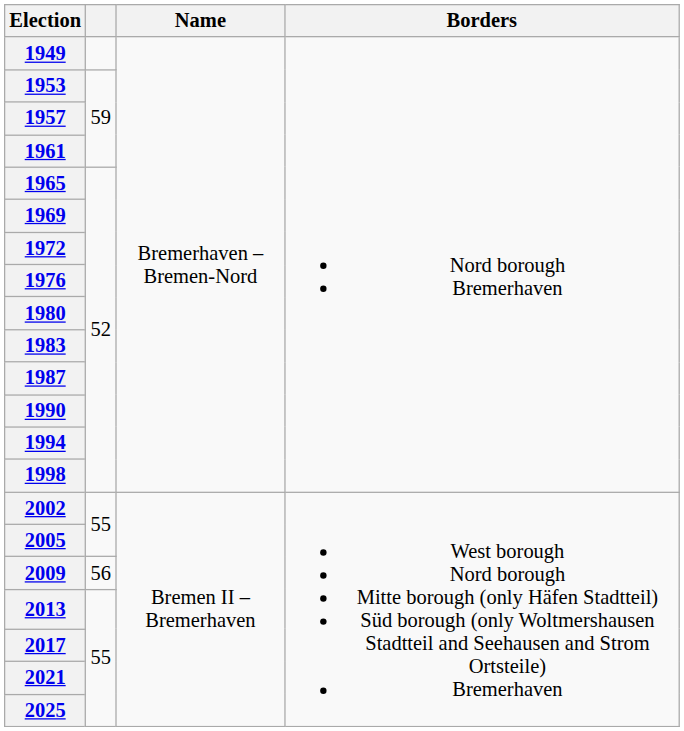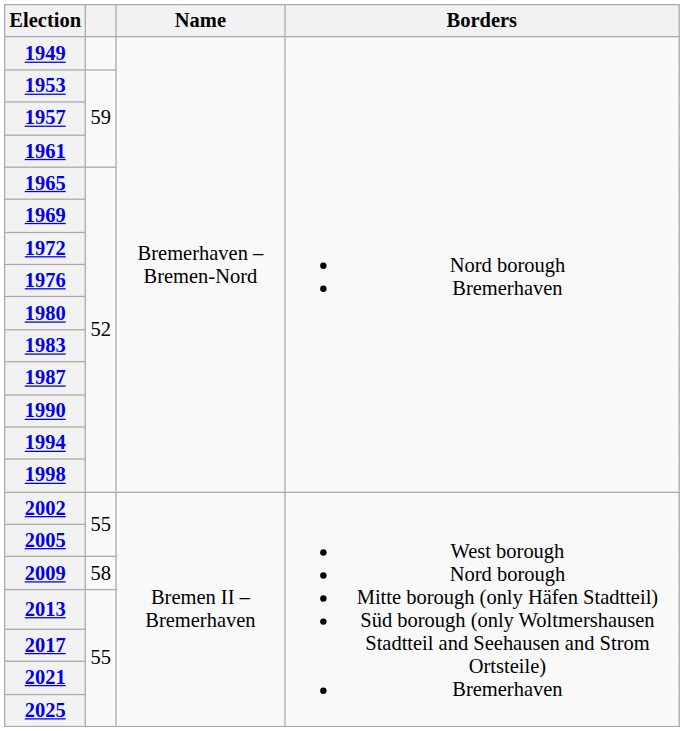(101, 572) 56 -> (101, 572) 58
